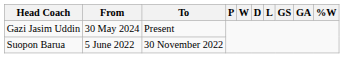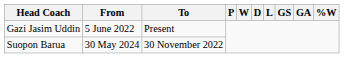(112, 28) 30 May 2024 -> (110, 28) 5 June 2022
(110, 45) 5 June 2022 -> (112, 45) 30 May 2024
